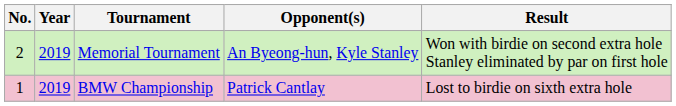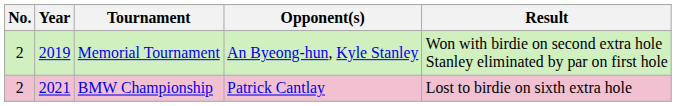(20, 88) 1 -> (20, 88) 2
(55, 88) 2019 -> (55, 88) 2021
